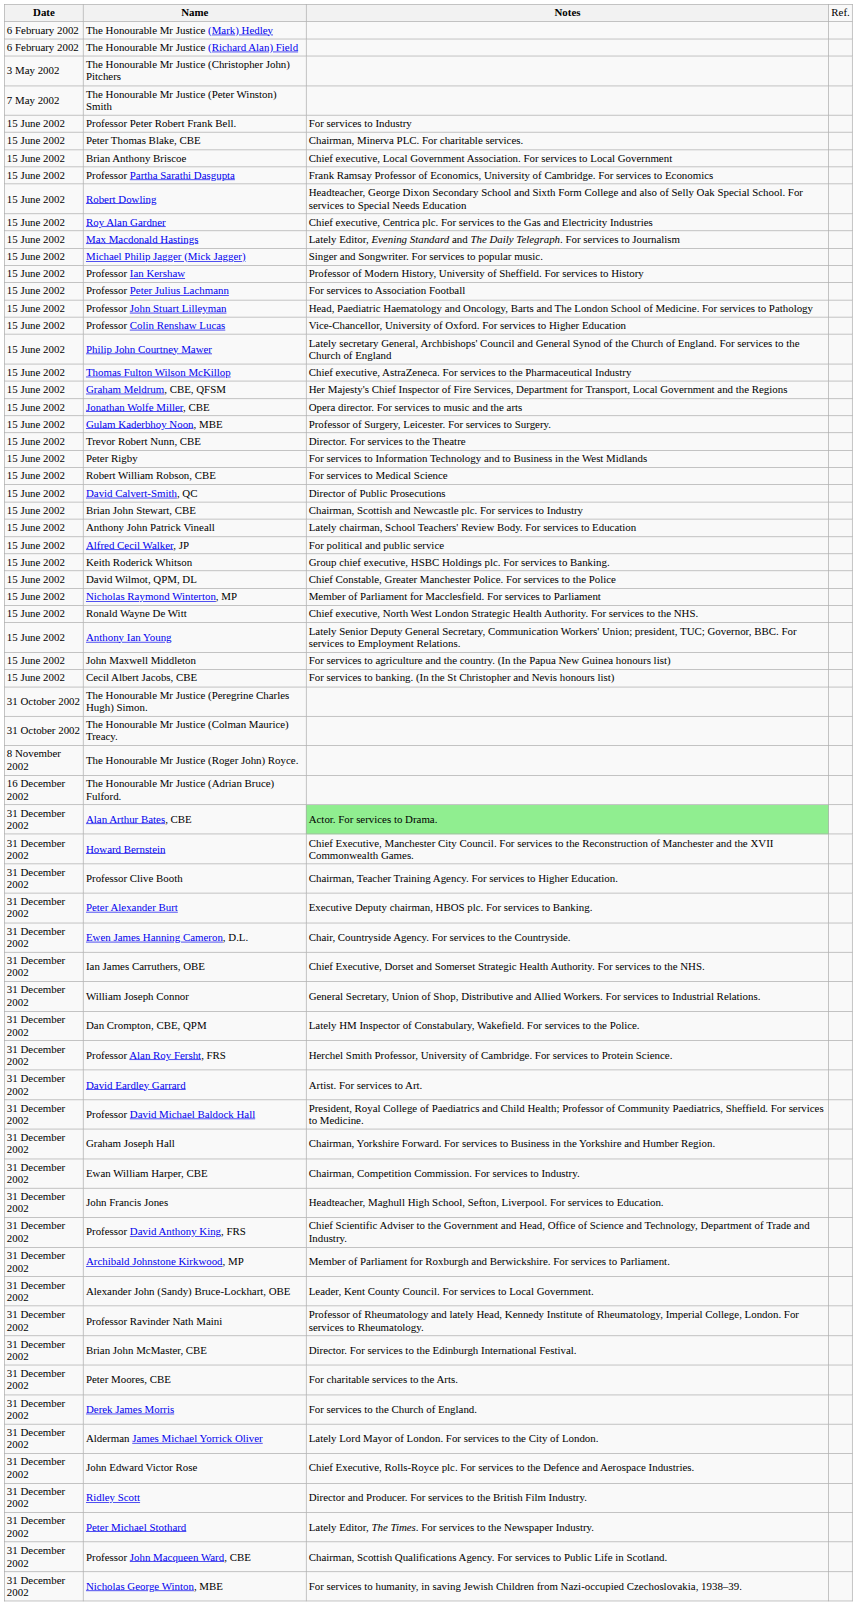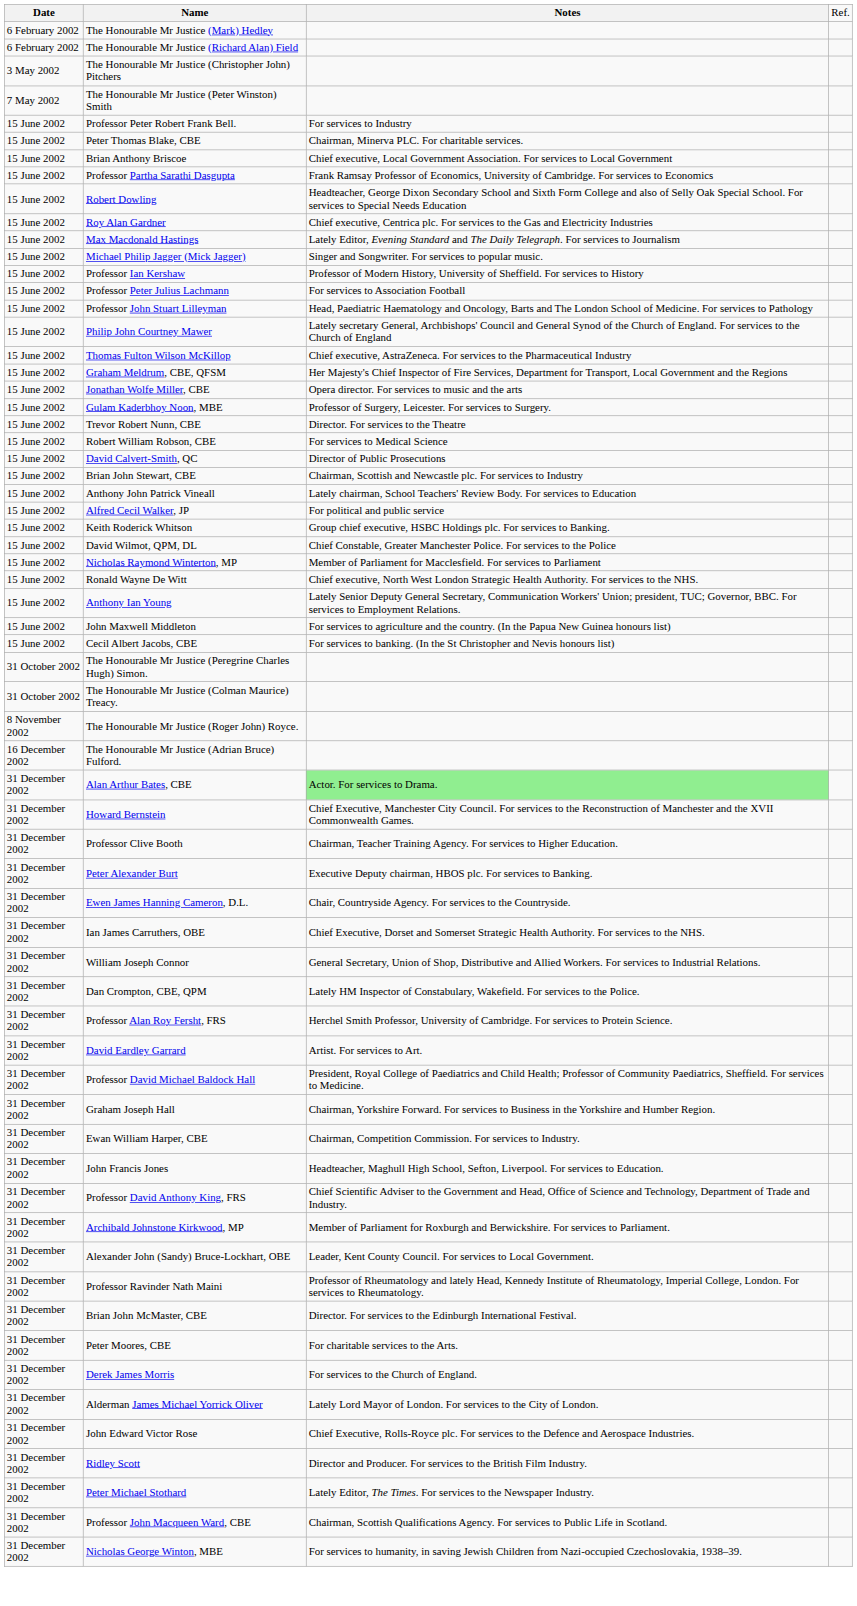- row: (156, 325)
- row: (112, 458)
